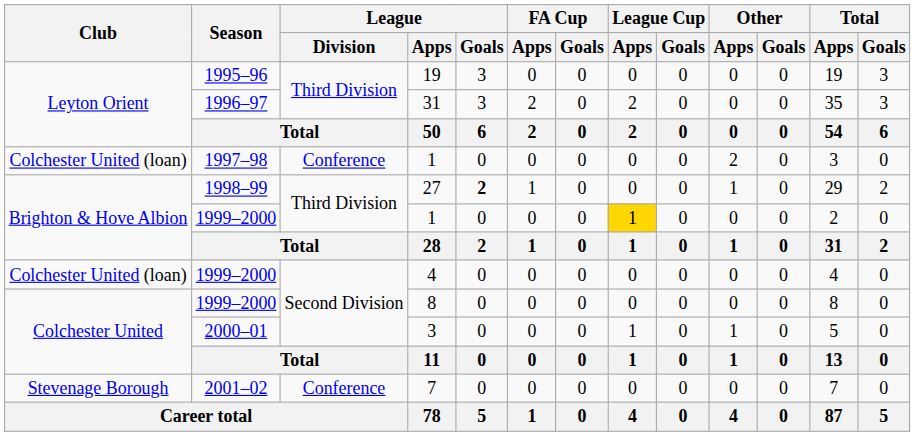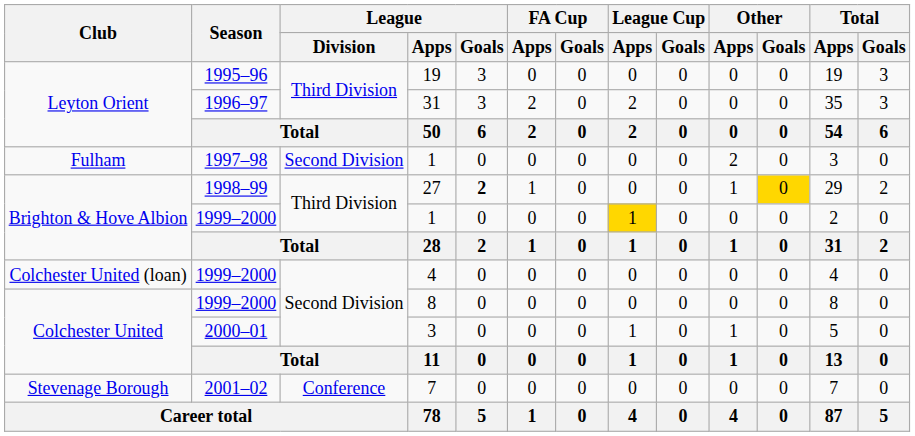(98, 160) Colchester United (loan) -> (98, 160) Fulham
(344, 160) Conference -> (344, 160) Second Division
(784, 189) no background -> (784, 189) gold background
